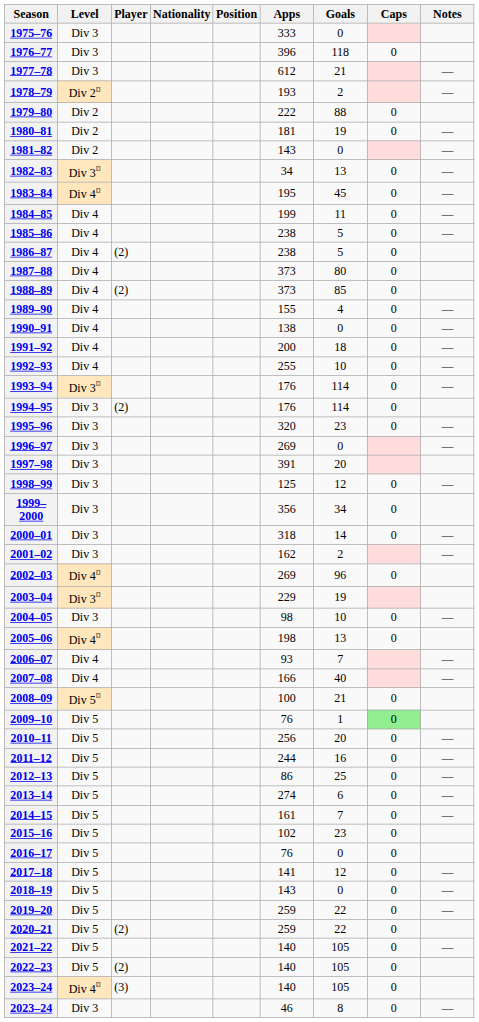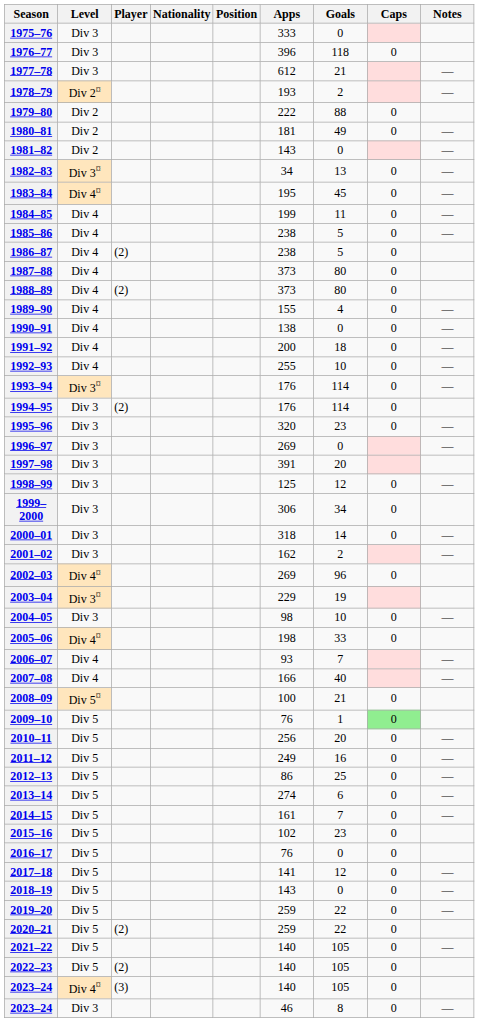(340, 131) 19 -> (340, 131) 49
(340, 290) 85 -> (340, 290) 80
(287, 509) 356 -> (287, 509) 306
(340, 638) 13 -> (340, 638) 33
(287, 757) 244 -> (287, 757) 249
